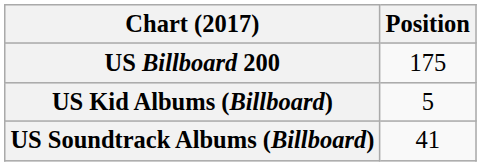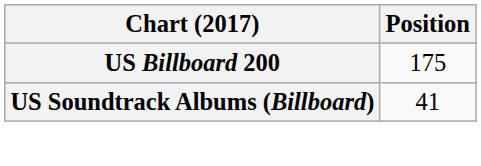- row: (192, 101)
